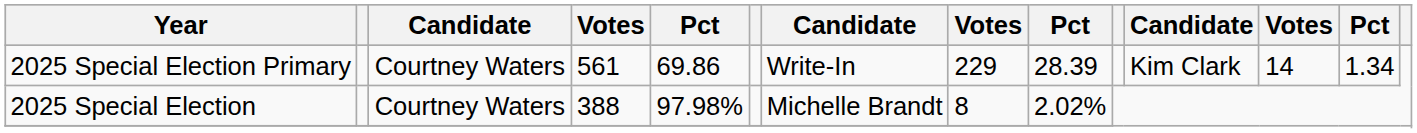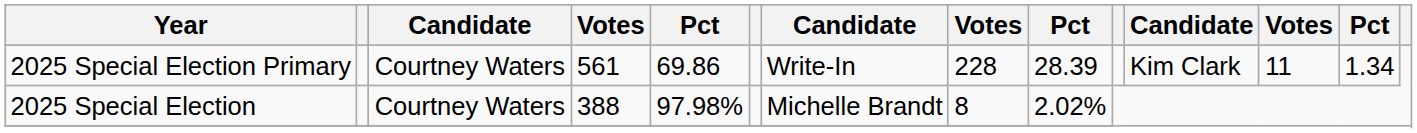(976, 65) 229 -> (976, 65) 228
(1279, 65) 14 -> (1278, 65) 11
